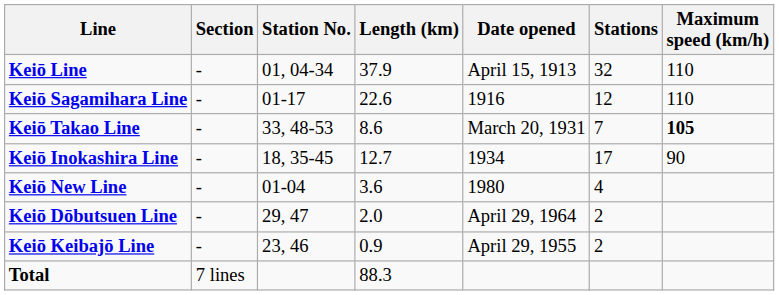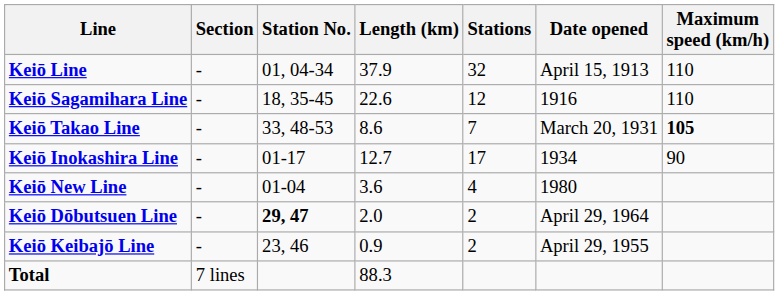columns swapped: (626, 29) <-> (526, 29)
(284, 98) 01-17 -> (298, 98) 18, 35-45
(298, 157) 18, 35-45 -> (284, 157) 01-17
(285, 216) normal -> (285, 216) bold
